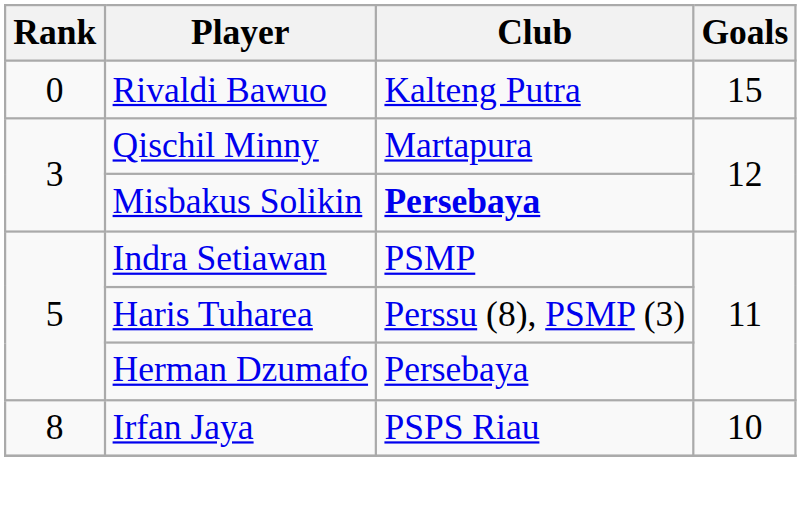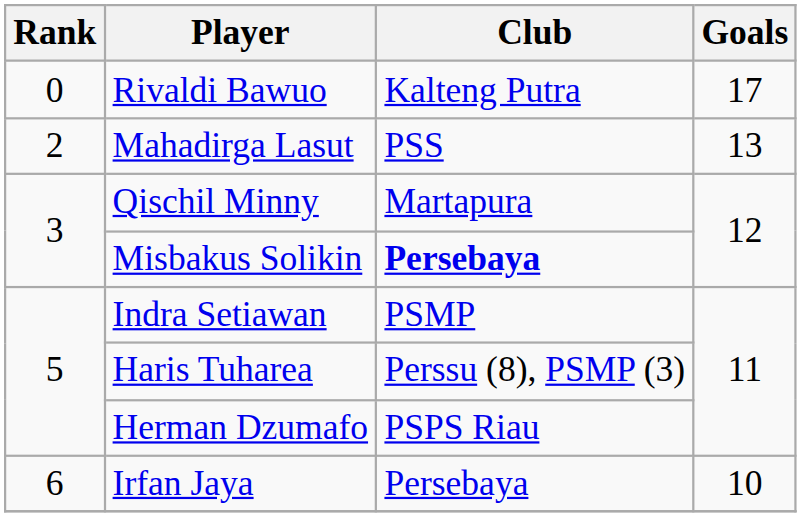(745, 88) 15 -> (745, 88) 17
+ row: (233, 145)
(456, 370) Persebaya -> (462, 426) PSPS Riau
(55, 426) 8 -> (55, 483) 6
(462, 426) PSPS Riau -> (456, 483) Persebaya
